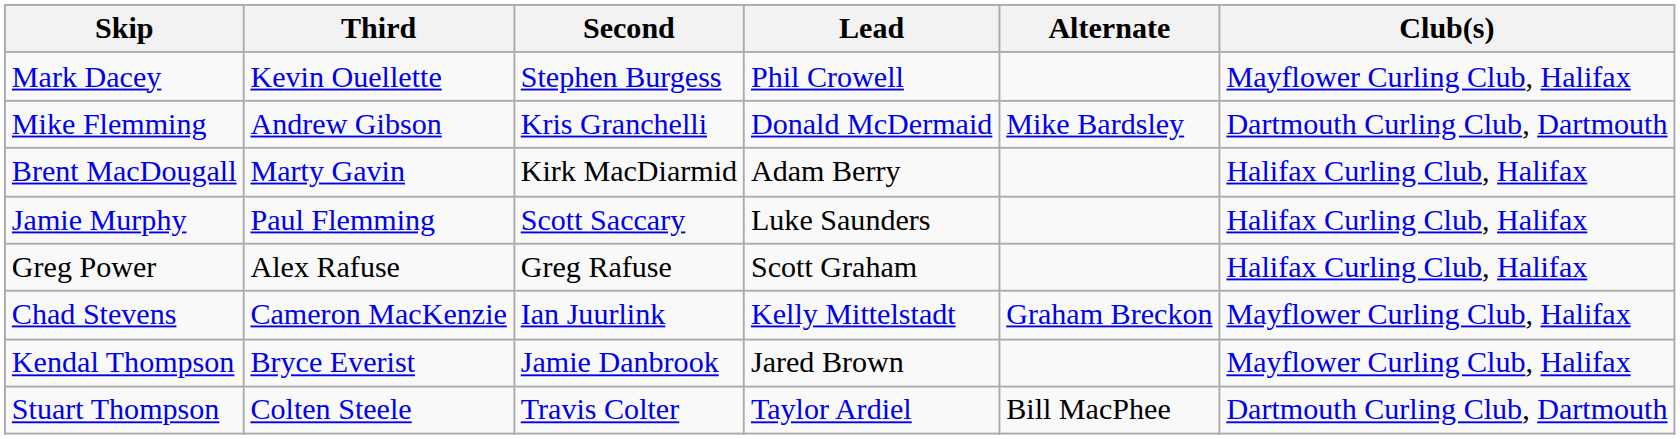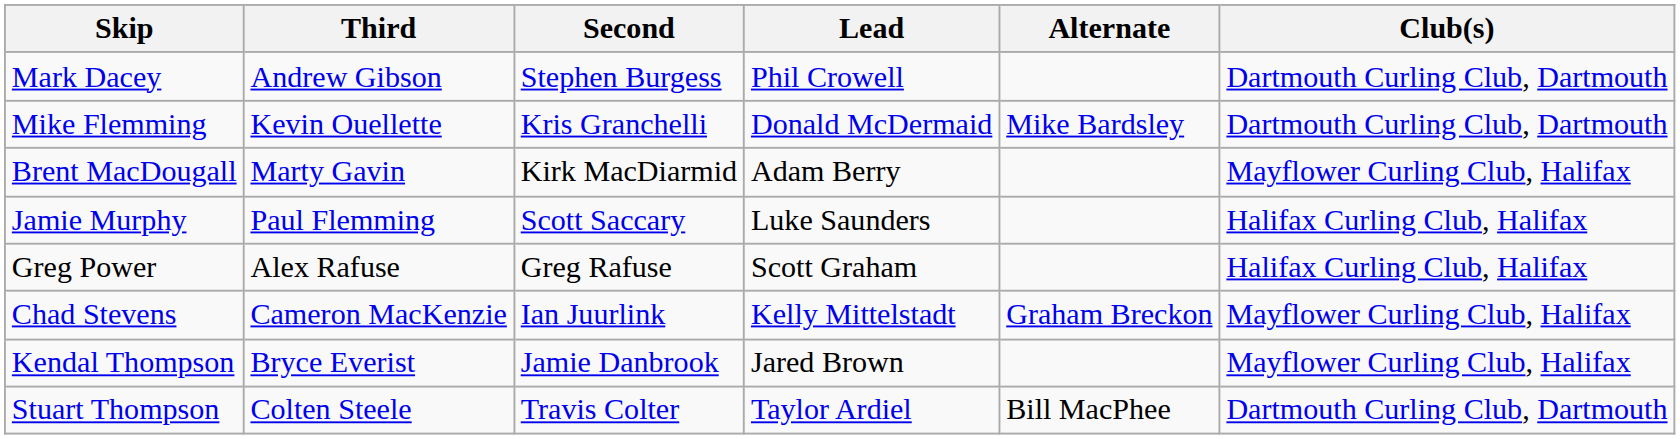(346, 76) Kevin Ouellette -> (346, 76) Andrew Gibson
(1429, 76) Mayflower Curling Club, Halifax -> (1447, 76) Dartmouth Curling Club, Dartmouth
(346, 123) Andrew Gibson -> (346, 123) Kevin Ouellette
(1407, 171) Halifax Curling Club, Halifax -> (1429, 171) Mayflower Curling Club, Halifax
